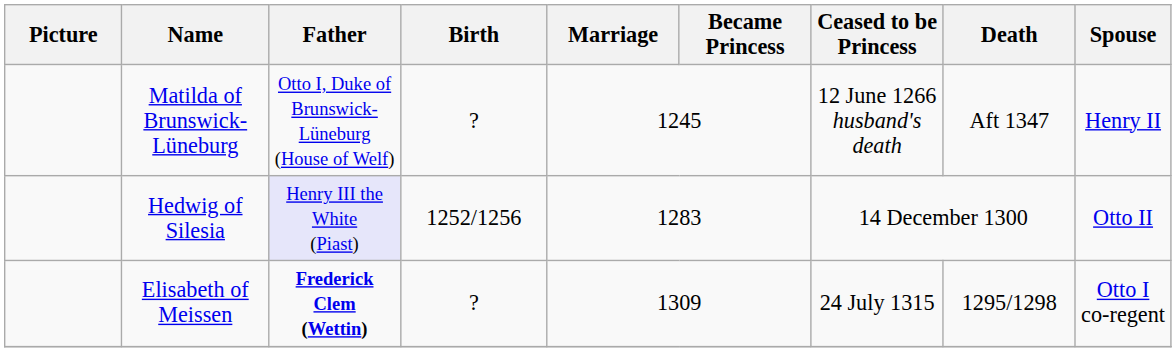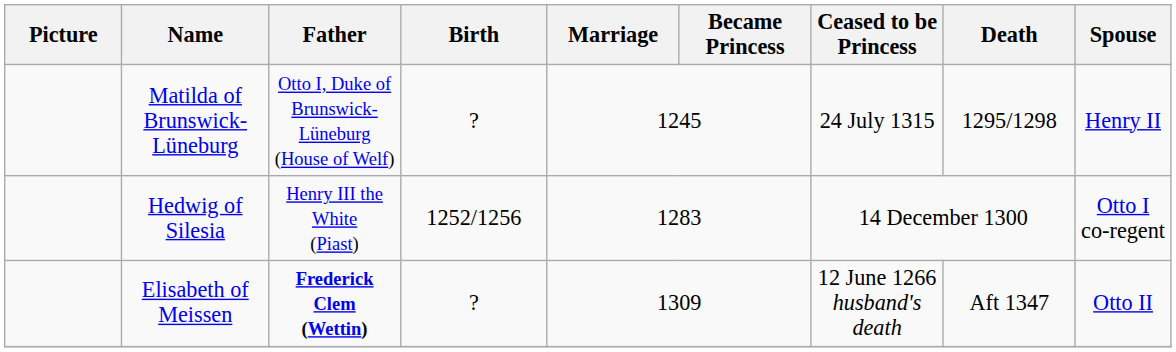(877, 119) 12 June 1266 husband's death -> (877, 119) 24 July 1315
(1009, 119) Aft 1347 -> (1009, 119) 1295/1298
(335, 219) lavender background -> (335, 219) no background
(1123, 217) Otto II -> (1123, 217) Otto I co-regent
(877, 303) 24 July 1315 -> (877, 303) 12 June 1266 husband's death
(1009, 303) 1295/1298 -> (1009, 303) Aft 1347
(1123, 303) Otto I co-regent -> (1123, 303) Otto II
